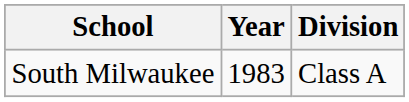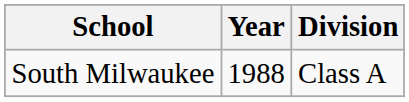(256, 72) 1983 -> (256, 72) 1988
